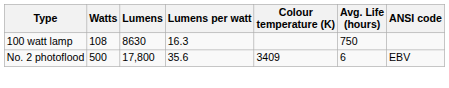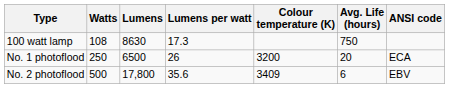(178, 41) 16.3 -> (178, 41) 17.3
+ row: (46, 58)
